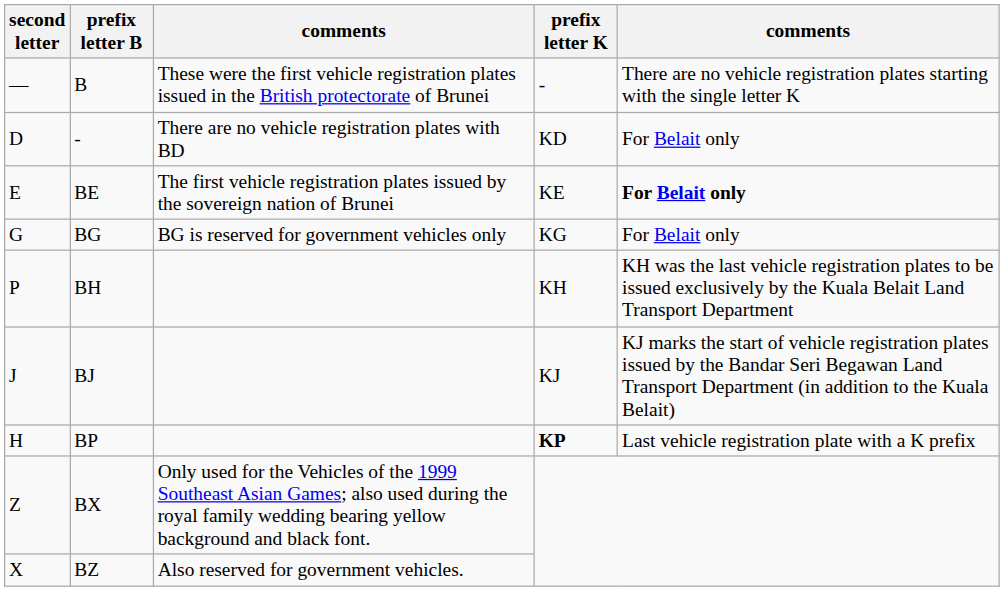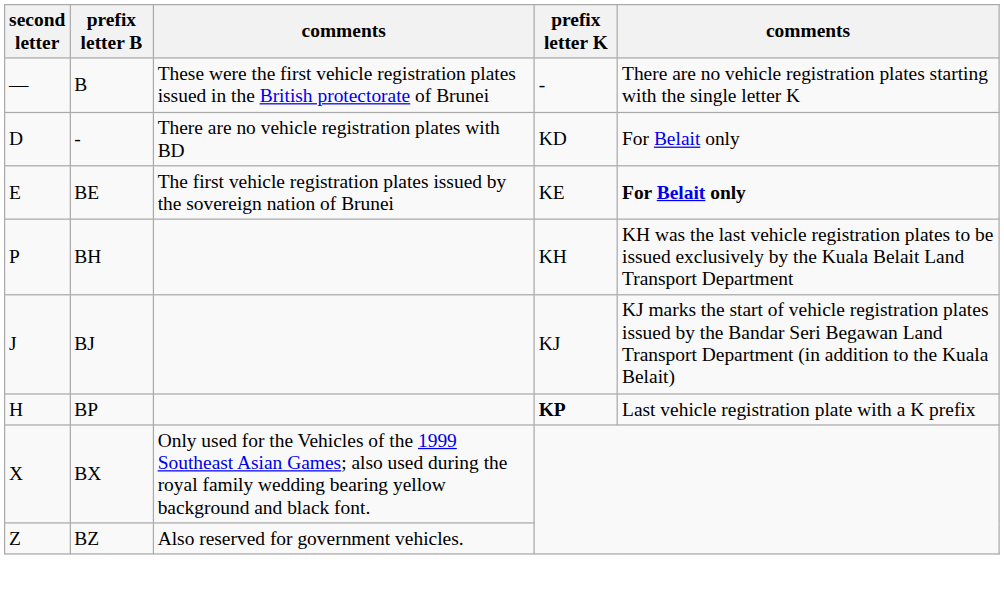- row: (88, 234)
(15, 504) Z -> (16, 473) X
(16, 569) X -> (15, 538) Z
